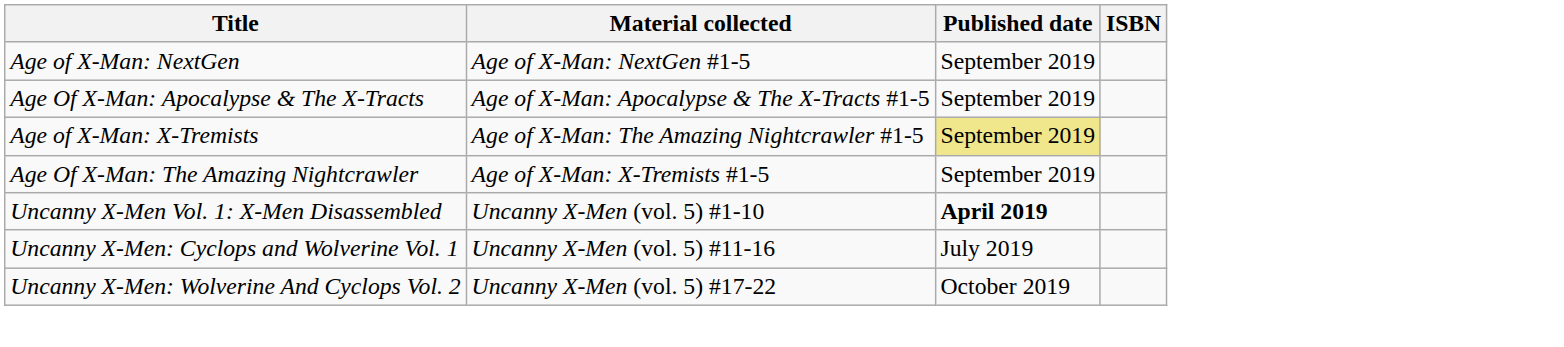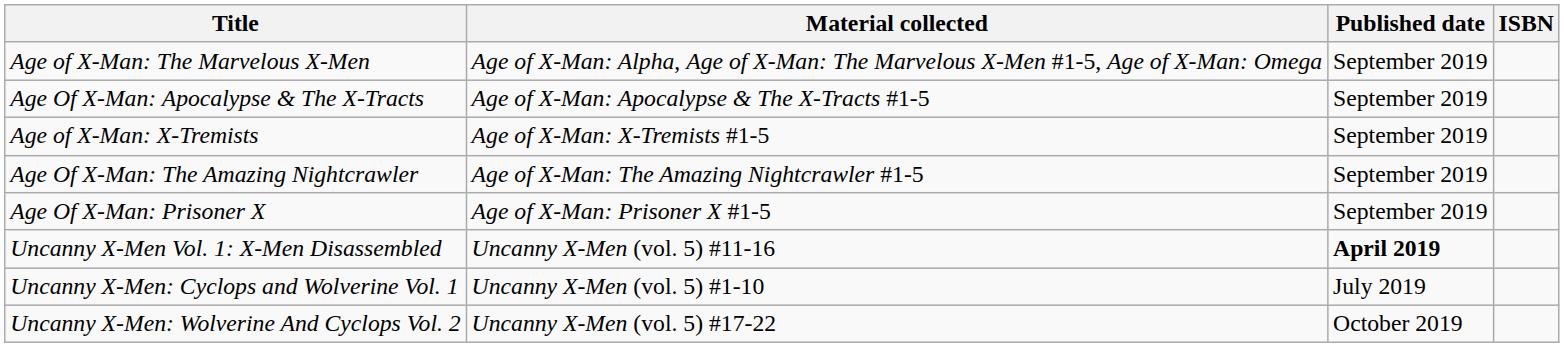+ row: (190, 60)
- row: (125, 60)
(698, 135) Age of X-Man: The Amazing Nightcrawler #1-5 -> (620, 135) Age of X-Man: X-Tremists #1-5
(1018, 135) khaki background -> (1410, 135) no background
(620, 173) Age of X-Man: X-Tremists #1-5 -> (698, 173) Age of X-Man: The Amazing Nightcrawler #1-5
+ row: (138, 211)
(618, 211) Uncanny X-Men (vol. 5) #1-10 -> (623, 248) Uncanny X-Men (vol. 5) #11-16
(623, 248) Uncanny X-Men (vol. 5) #11-16 -> (618, 286) Uncanny X-Men (vol. 5) #1-10
